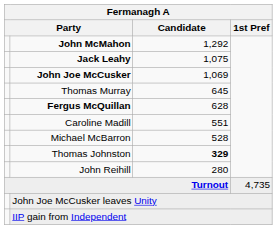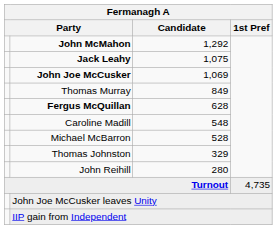(220, 91) 645 -> (220, 91) 849
(220, 122) 551 -> (220, 122) 548
(220, 153) bold -> (220, 153) normal
